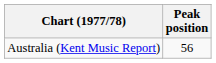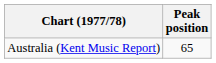(187, 48) 56 -> (187, 48) 65
